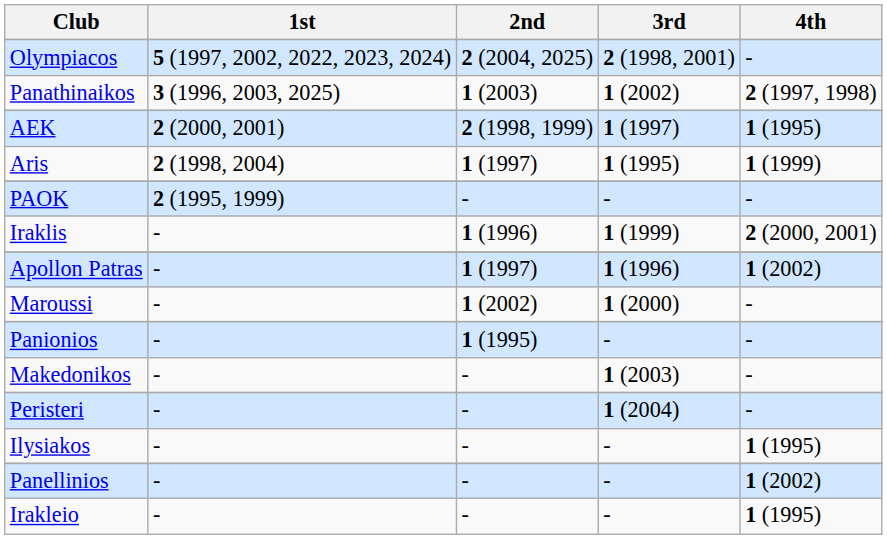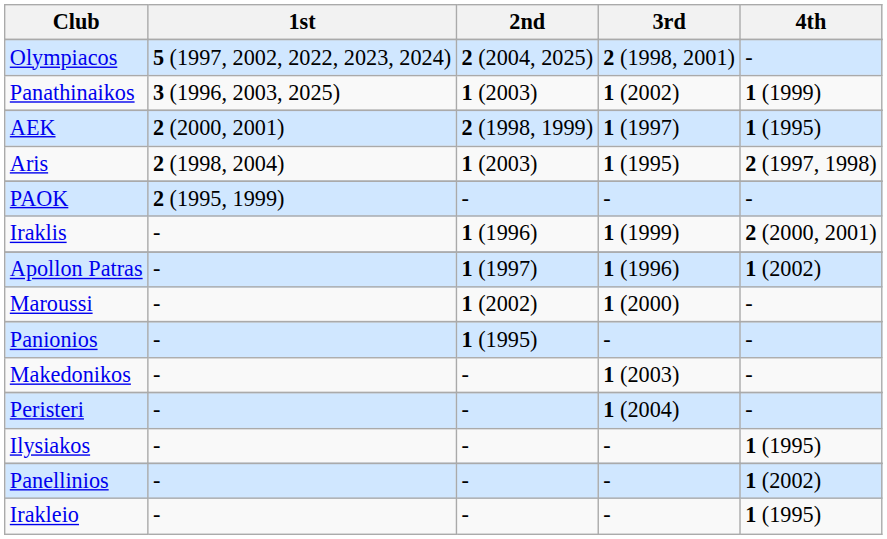(811, 92) 2 (1997, 1998) -> (783, 92) 1 (1999)
(499, 163) 1 (1997) -> (499, 163) 1 (2003)
(783, 163) 1 (1999) -> (811, 163) 2 (1997, 1998)
